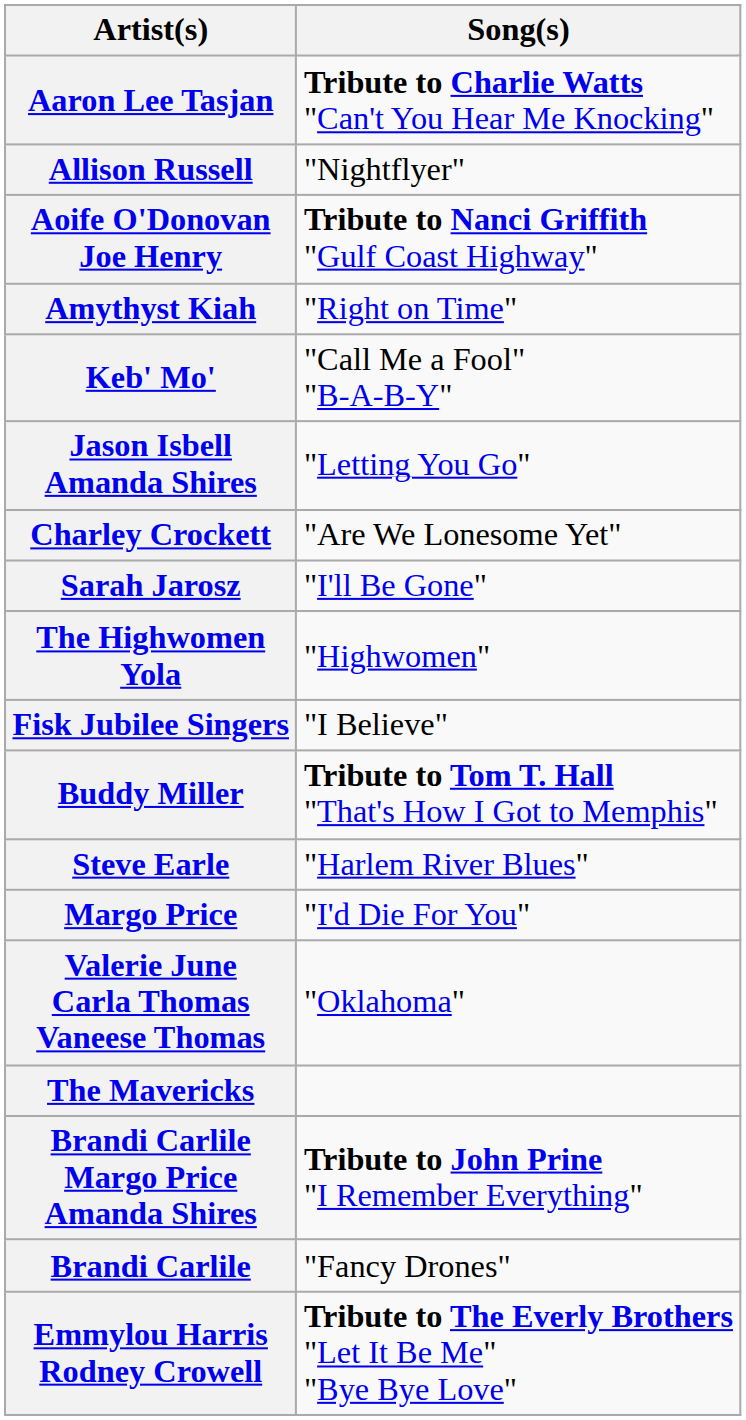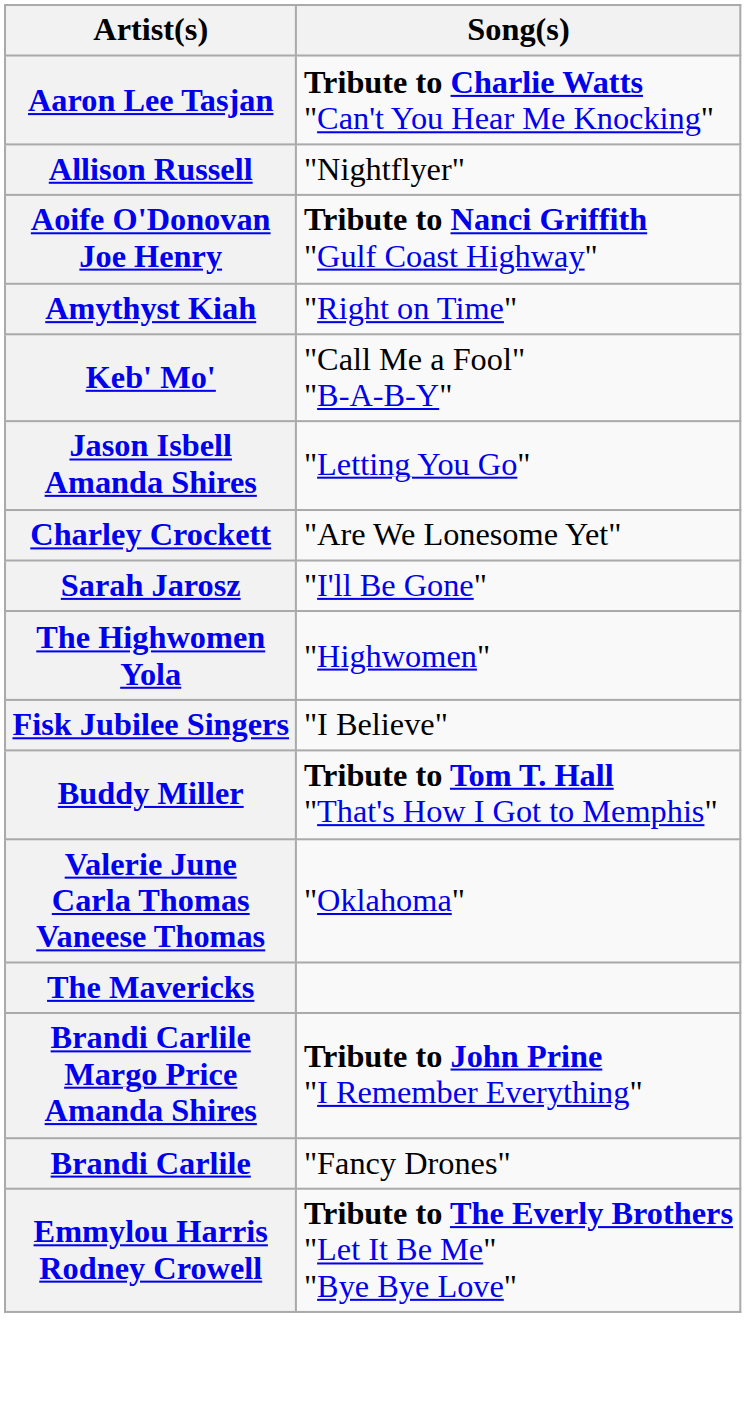- row: (151, 863)
- row: (151, 914)
